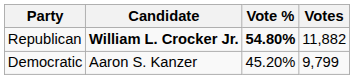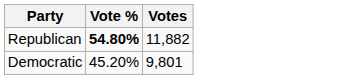- column: (164, 16)
(321, 62) 9,799 -> (164, 62) 9,801
